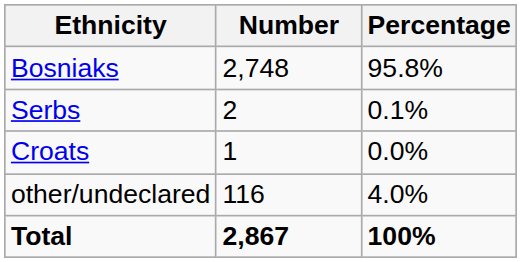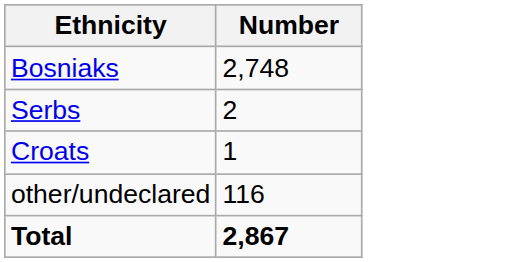- column: (439, 25)
